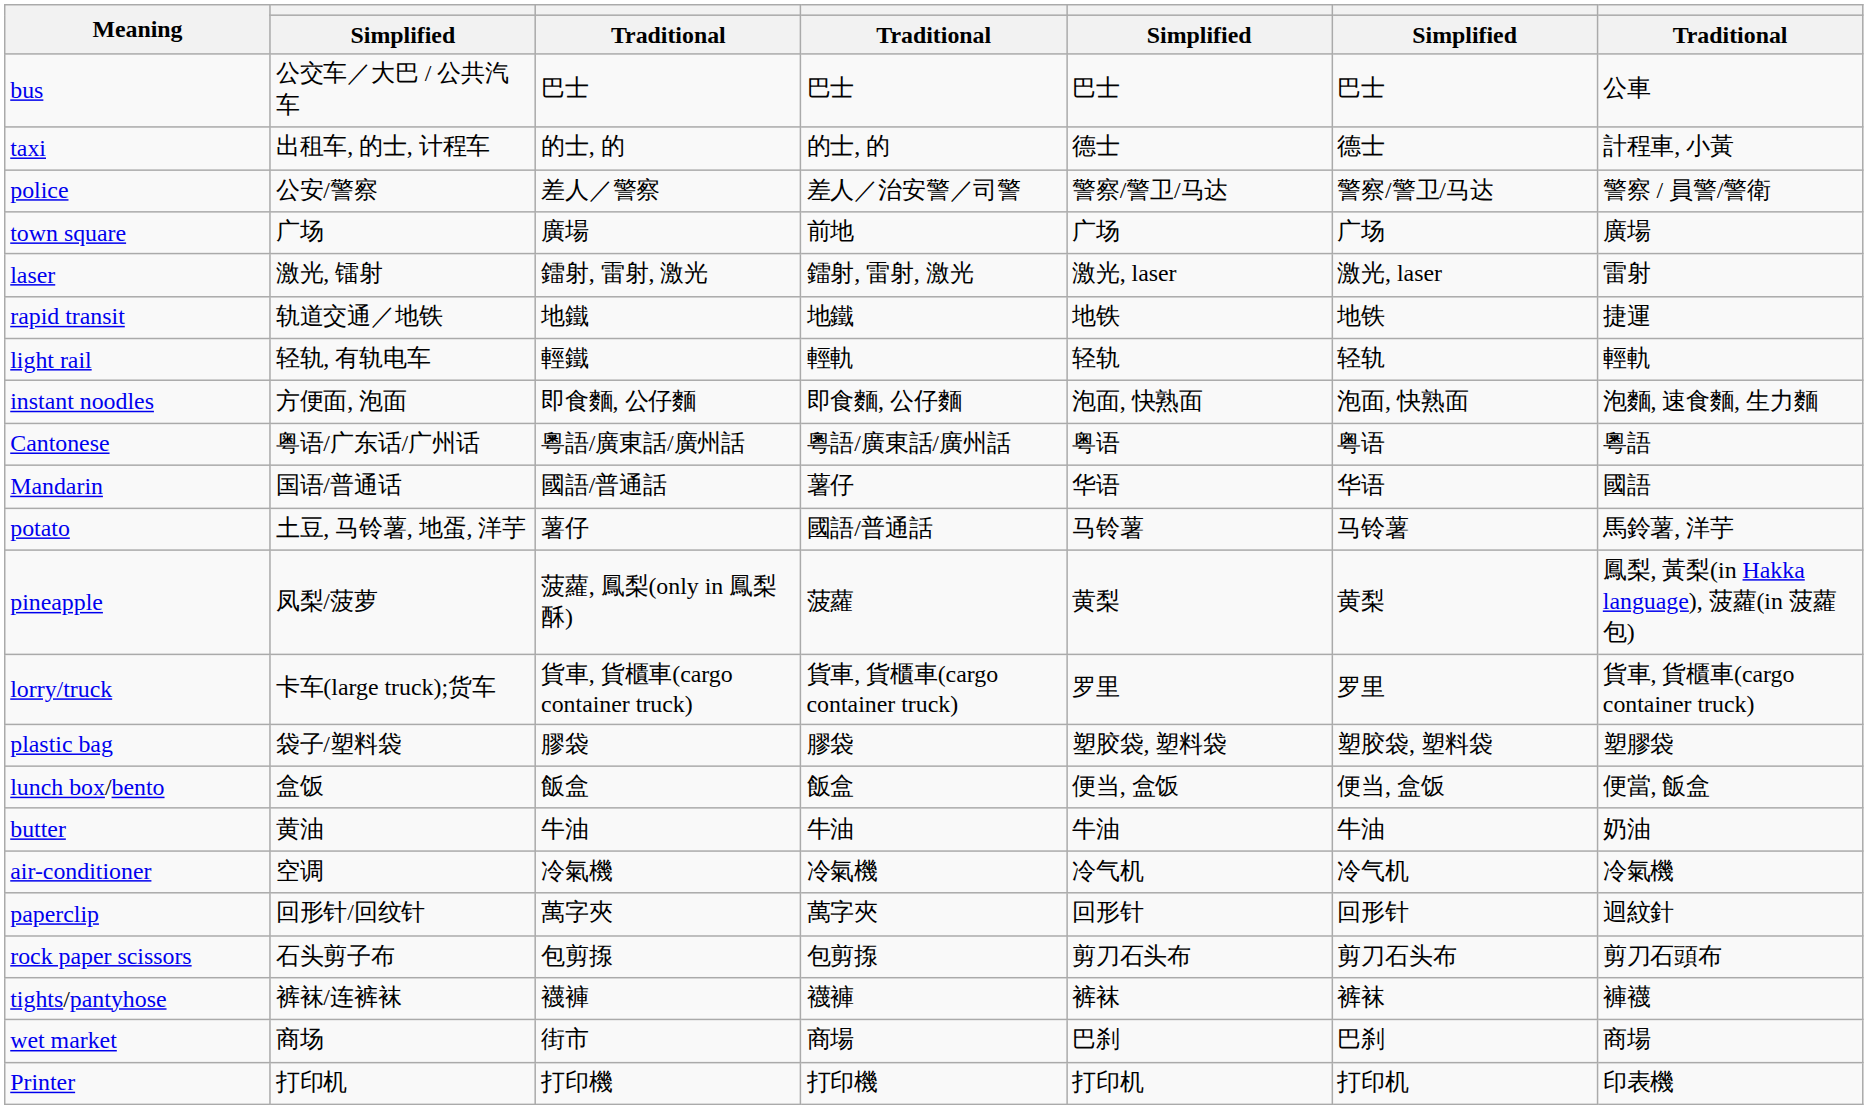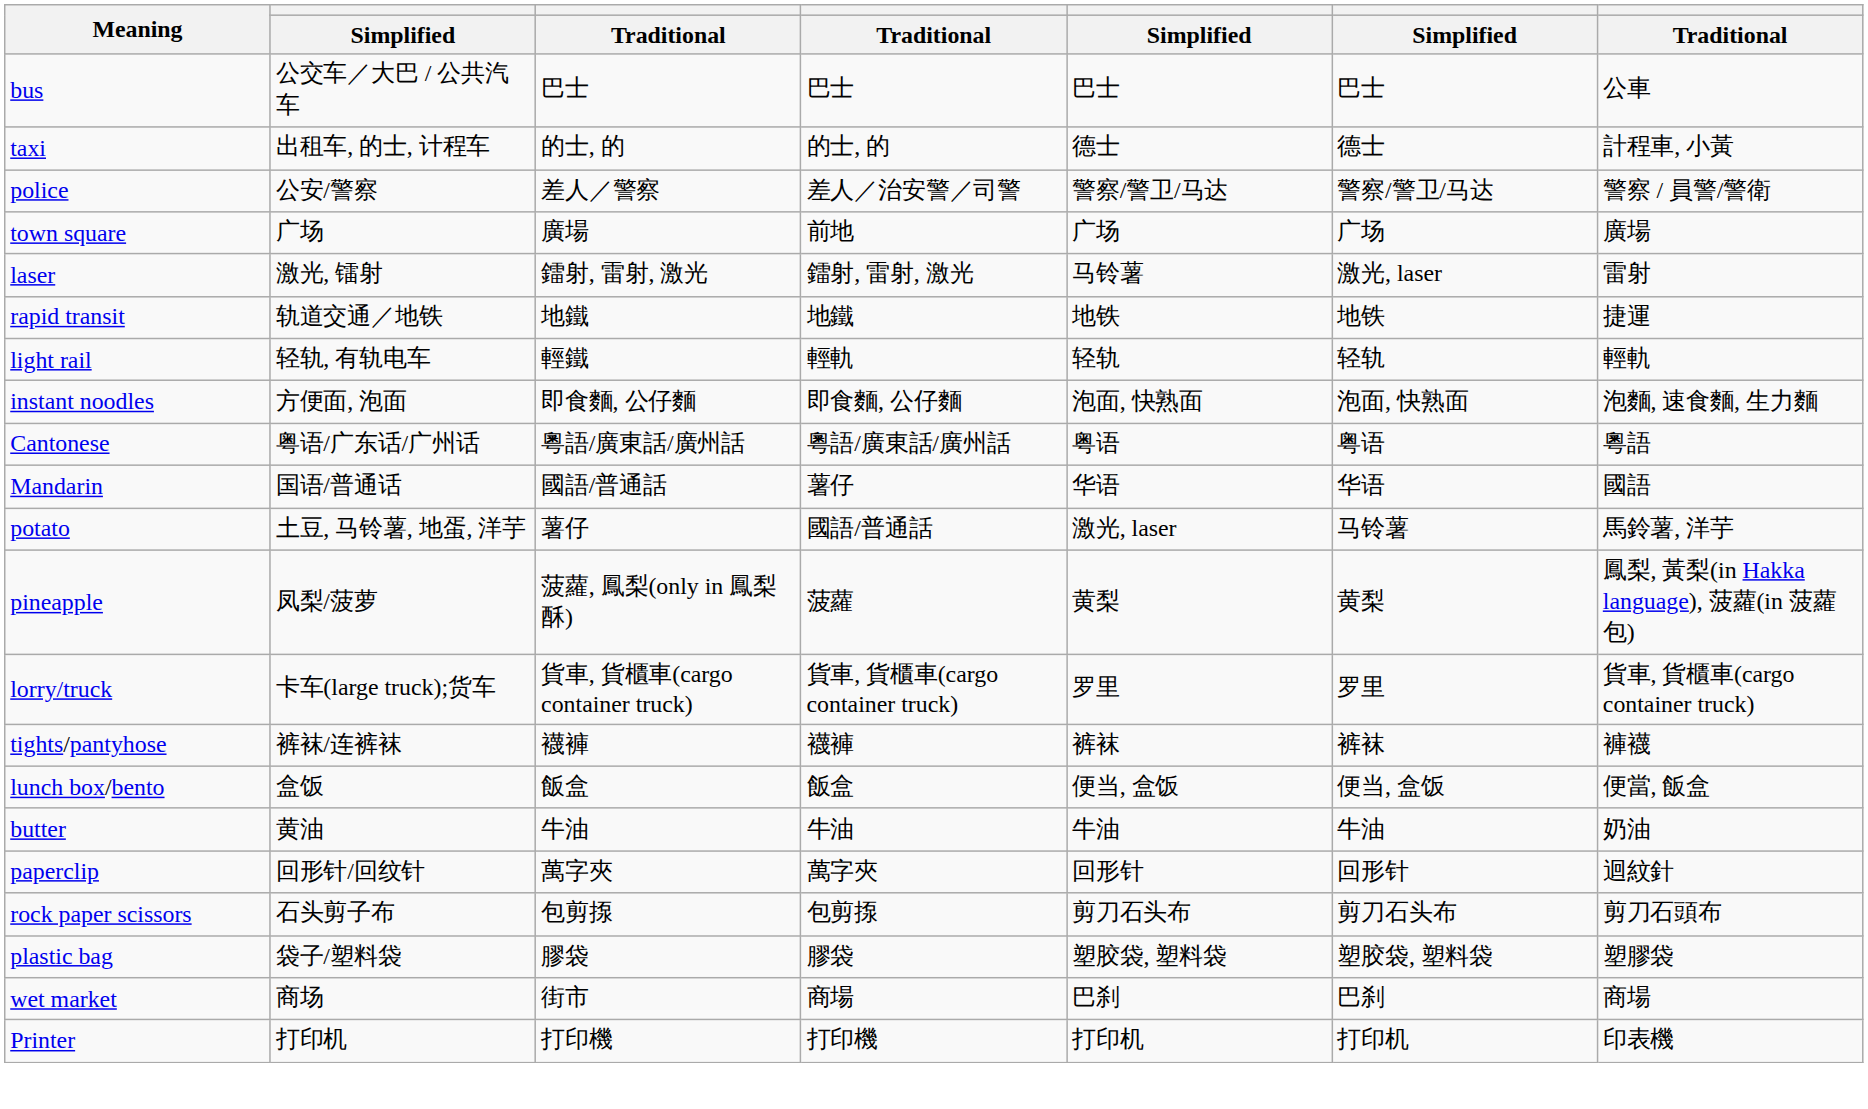(1124, 274) 激光, laser -> (1108, 274) 马铃薯
(1108, 527) 马铃薯 -> (1124, 527) 激光, laser
rows swapped: (88, 998) <-> (62, 744)
- row: (81, 871)
